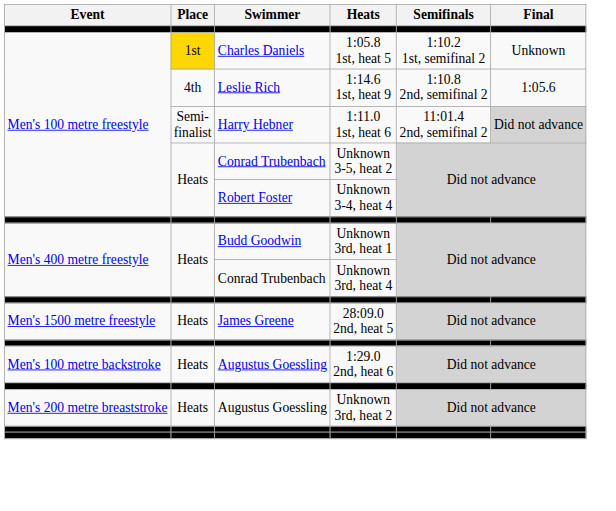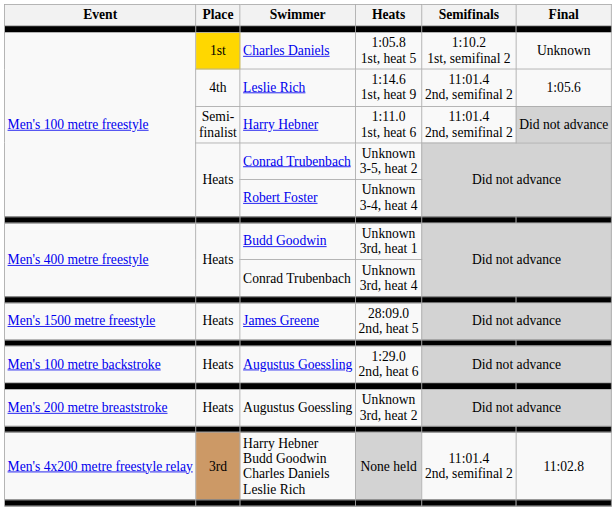(444, 87) 1:10.8 2nd, semifinal 2 -> (469, 87) 11:01.4 2nd, semifinal 2
+ row: (286, 466)
